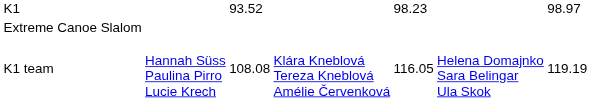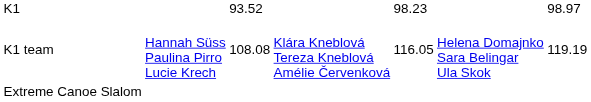rows swapped: (29, 68) <-> (73, 27)
